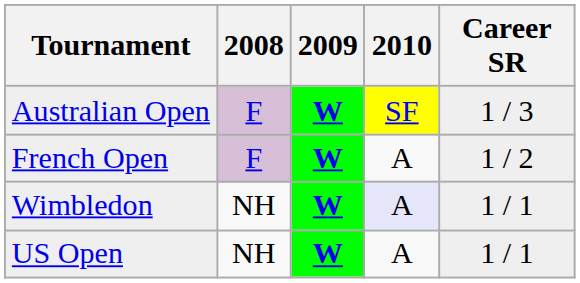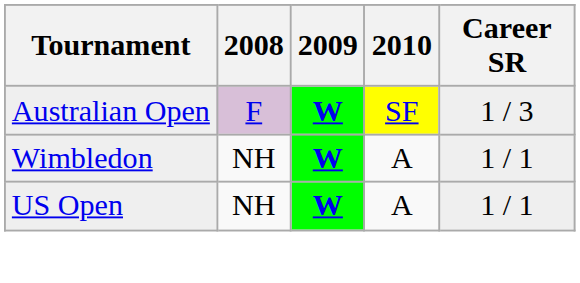- row: (90, 157)
(402, 205) lavender background -> (402, 157) no background
